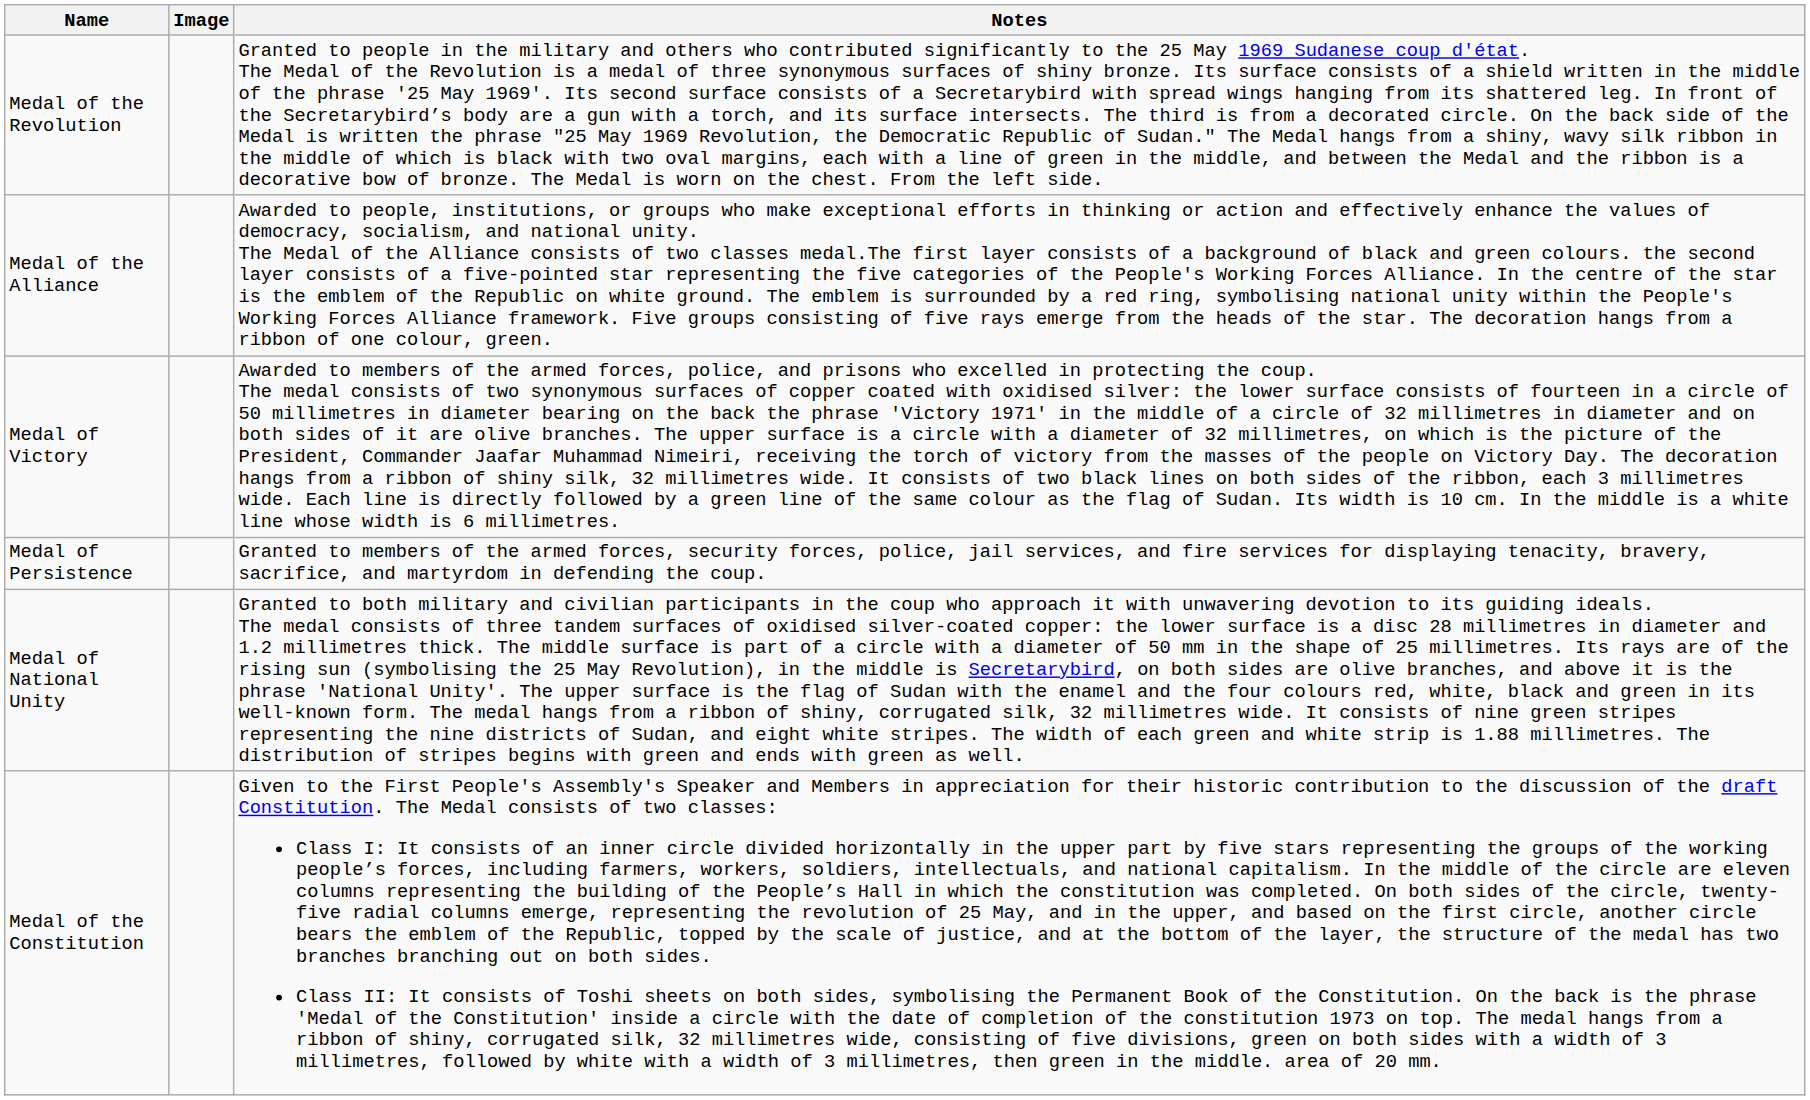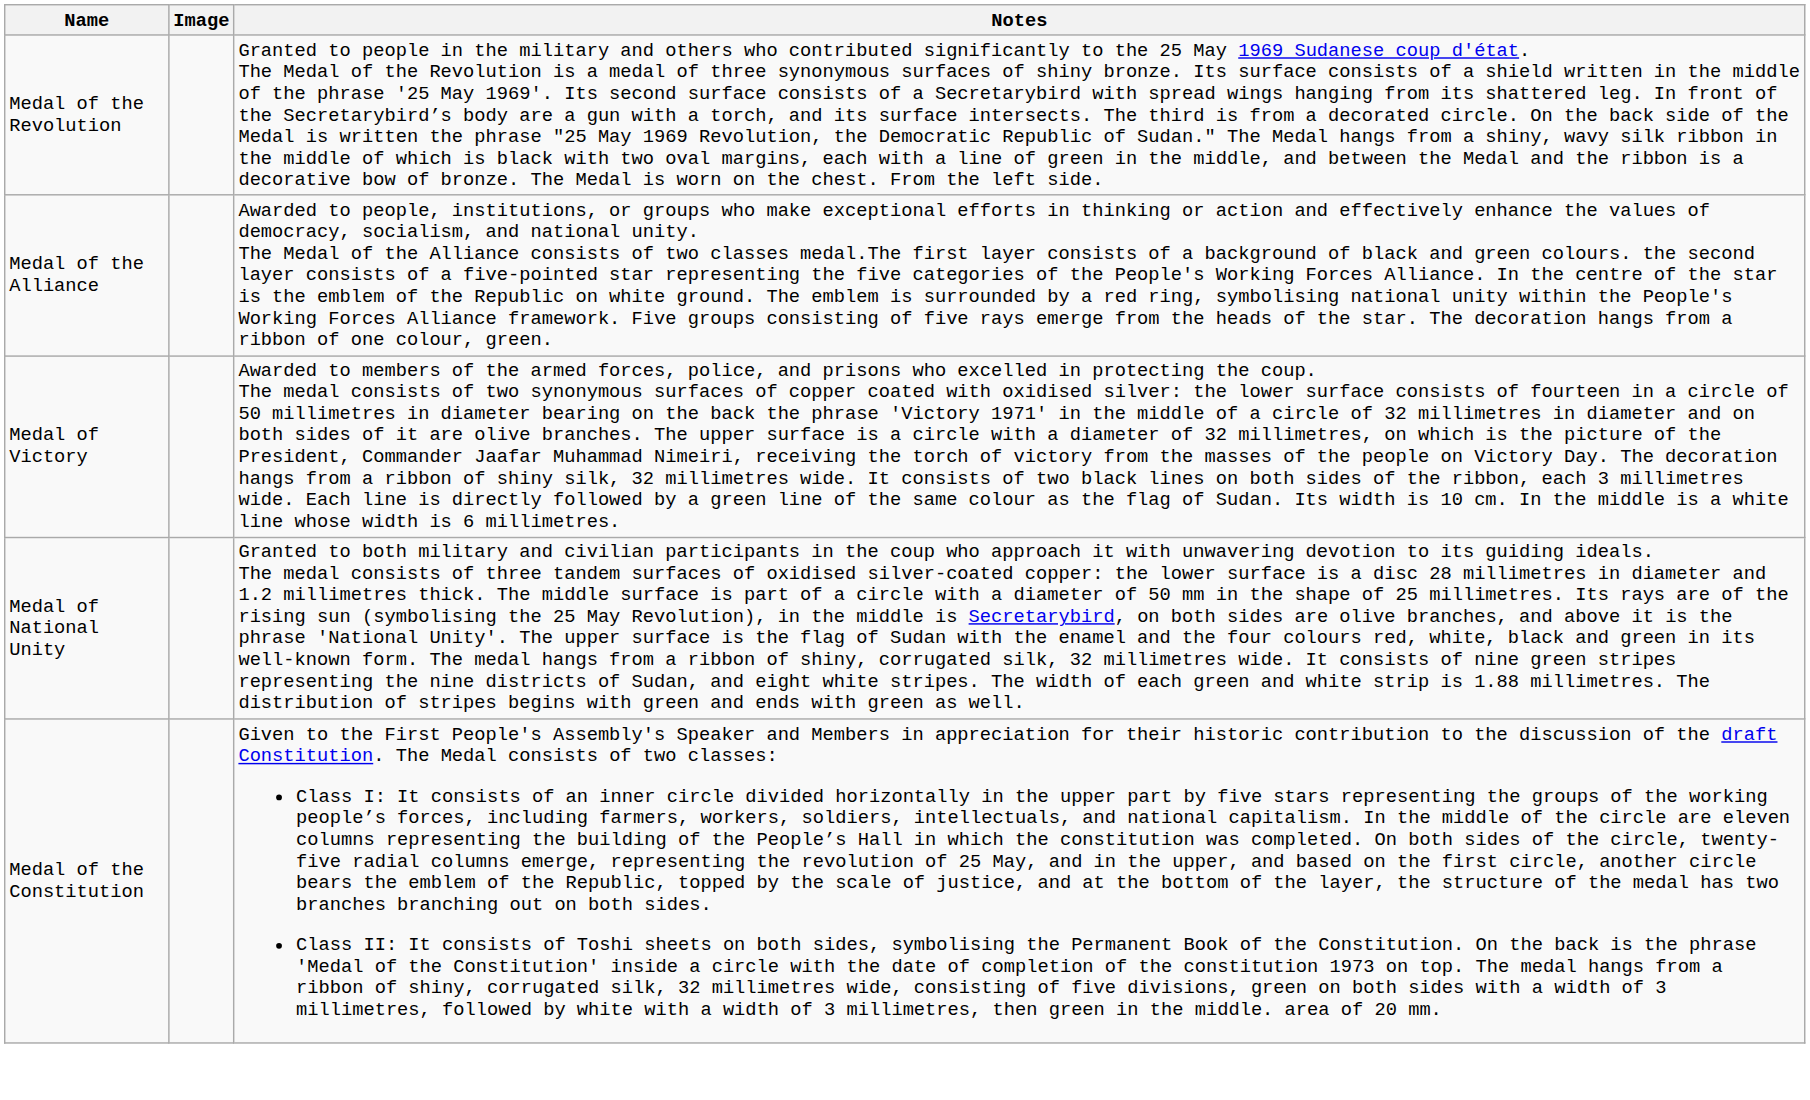- row: (71, 563)
